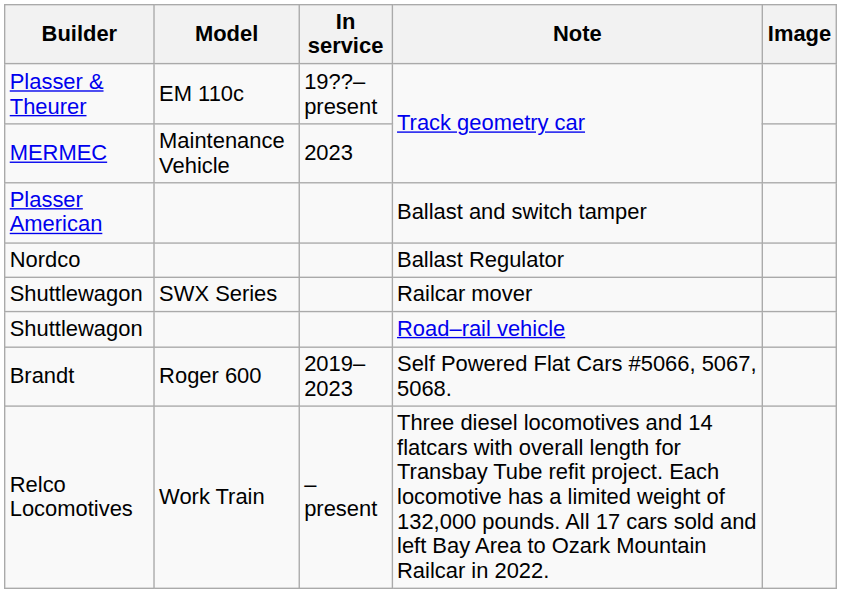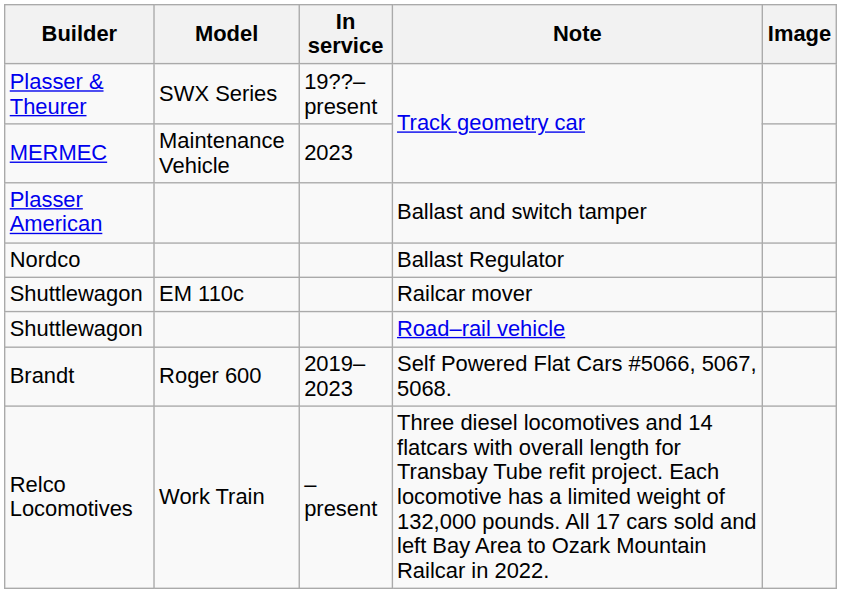(202, 93) EM 110c -> (218, 93) SWX Series
(218, 294) SWX Series -> (202, 294) EM 110c
